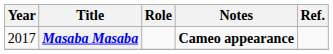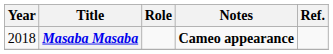(22, 37) 2017 -> (22, 37) 2018
